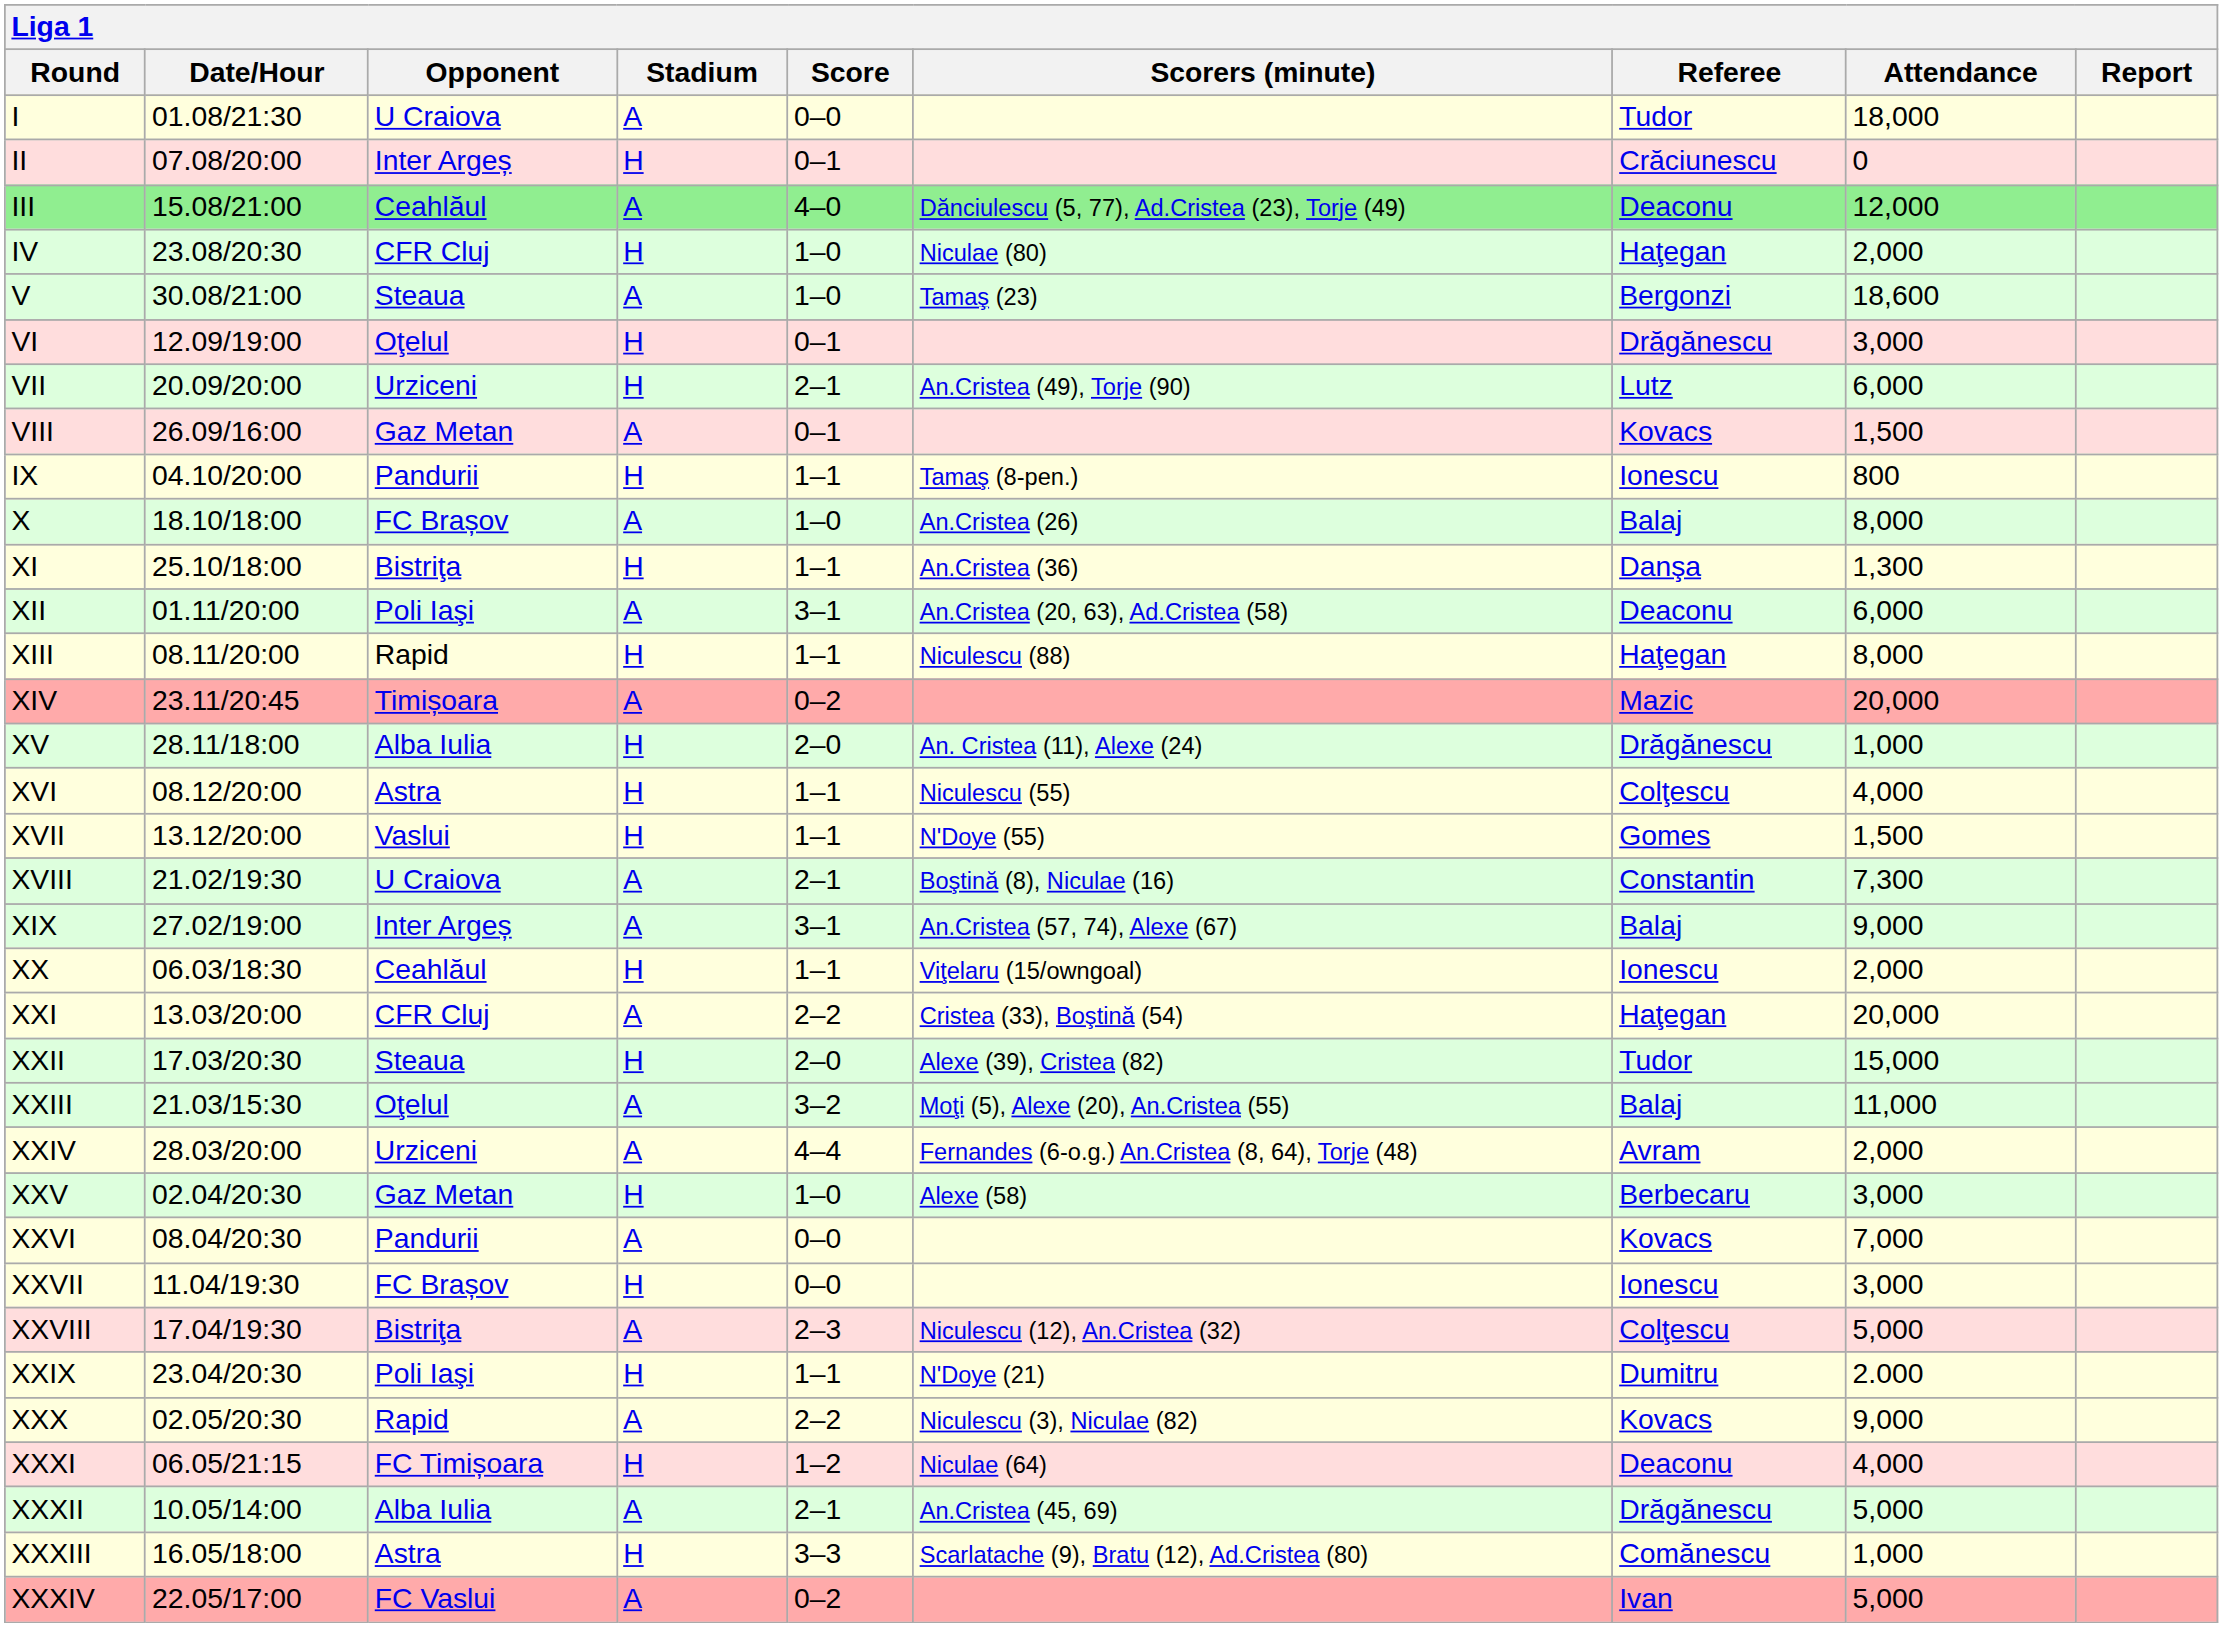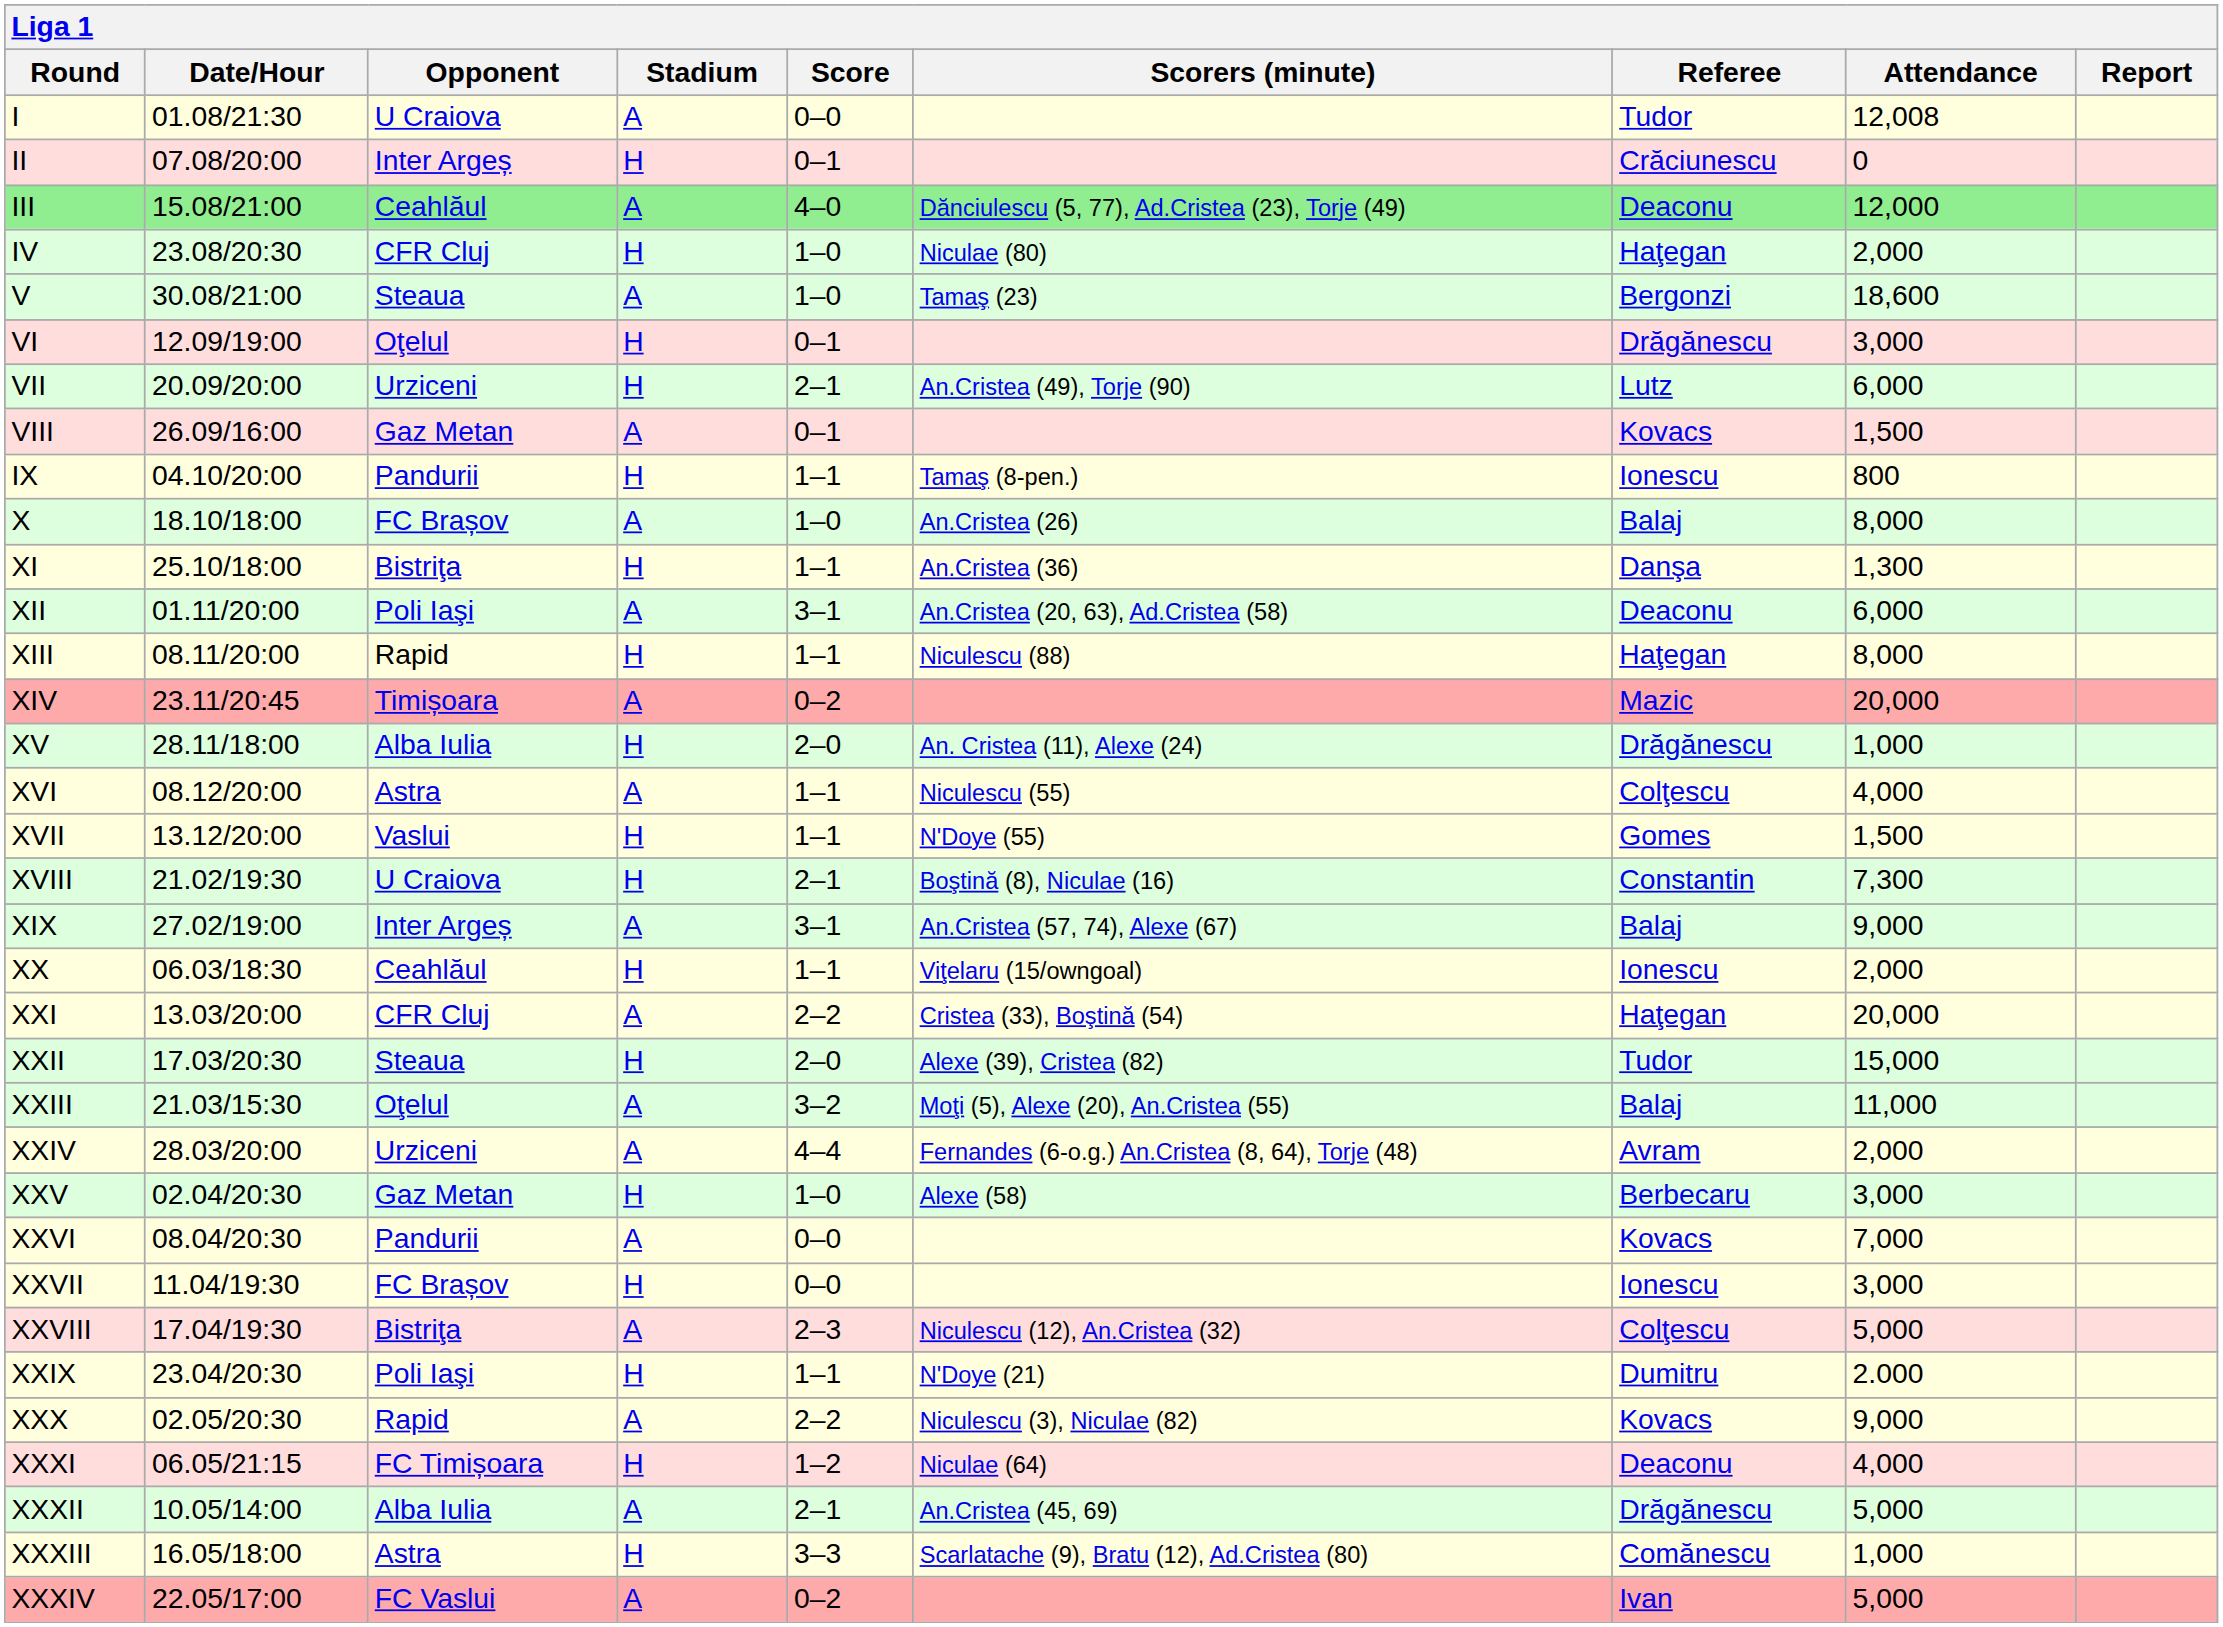(1896, 116) 18,000 -> (1896, 116) 12,008
(633, 790) H -> (633, 790) A
(633, 880) A -> (633, 880) H
